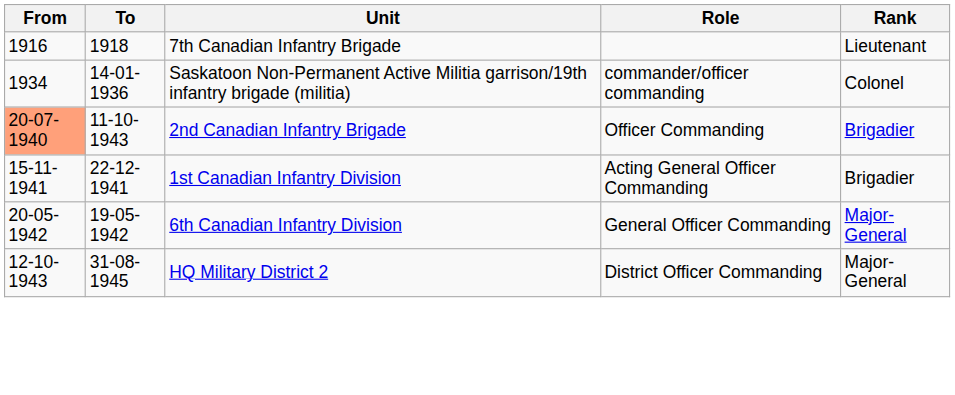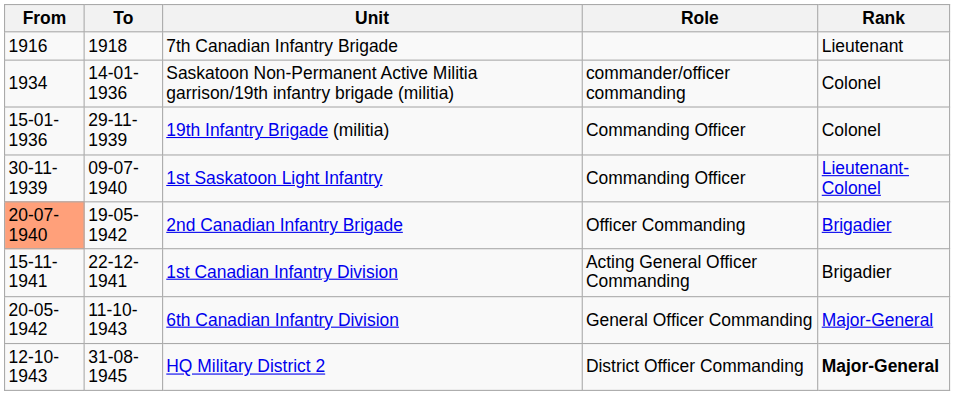+ row: (278, 130)
+ row: (274, 178)
(114, 130) 11-10-1943 -> (114, 225) 19-05-1942
(115, 225) 19-05-1942 -> (113, 319) 11-10-1943
(876, 272) normal -> (880, 367) bold
